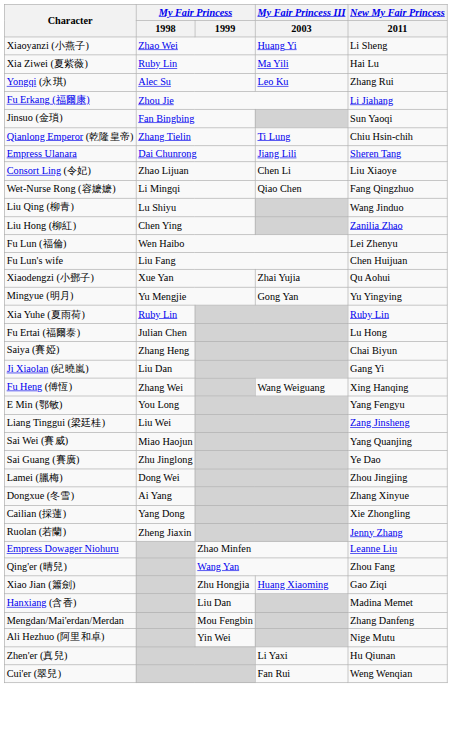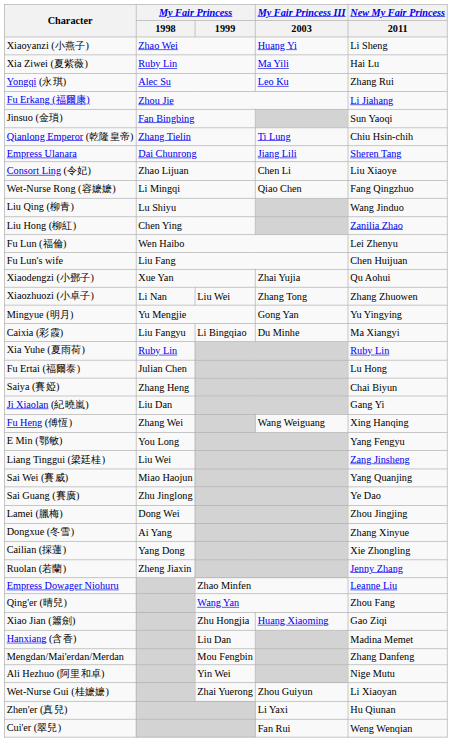+ row: (50, 296)
+ row: (35, 332)
+ row: (58, 691)
